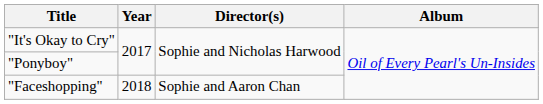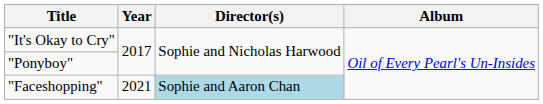(137, 87) 2018 -> (137, 87) 2021
(229, 87) no background -> (229, 87) lightblue background
